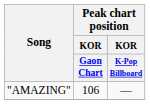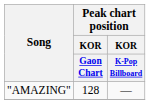(91, 90) 106 -> (91, 90) 128
